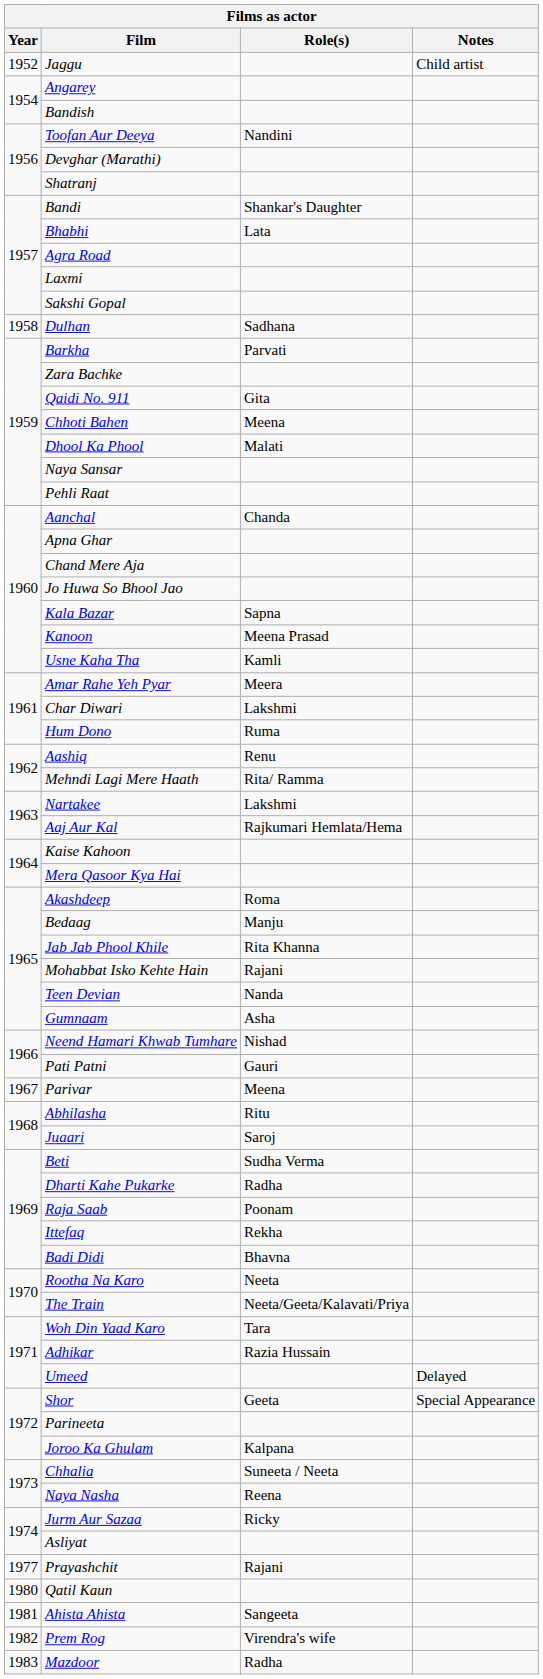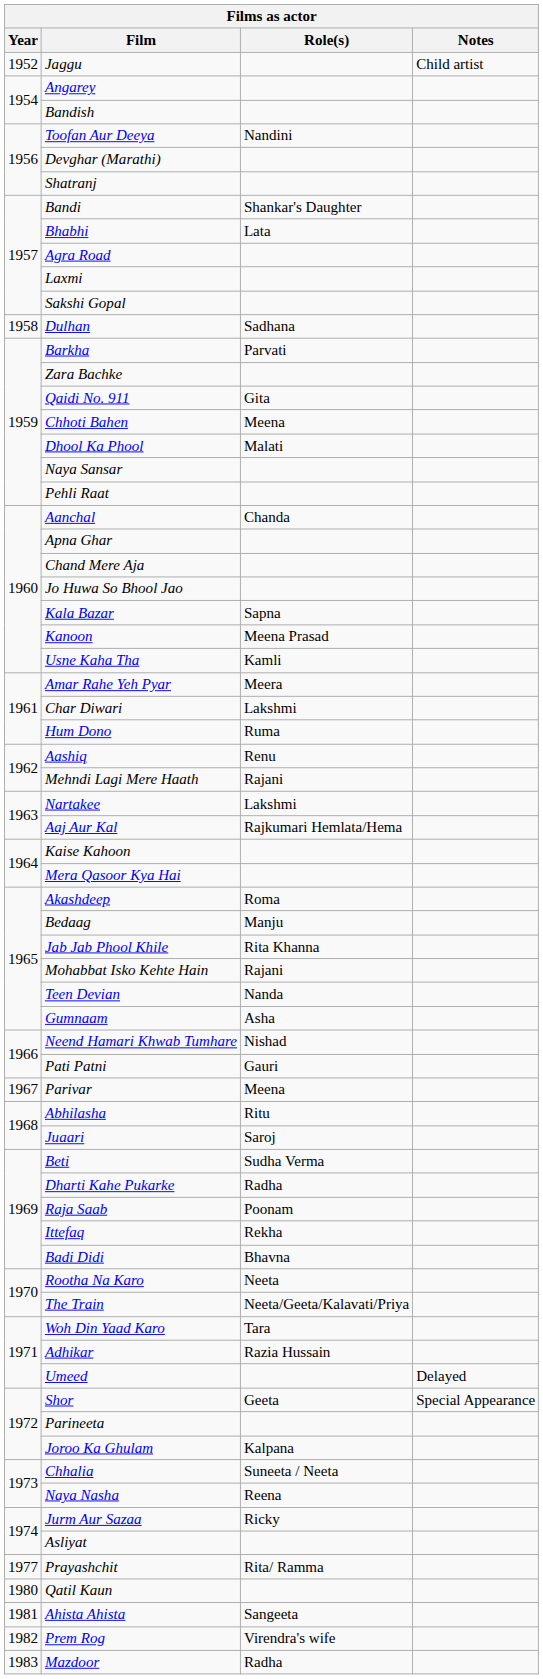(284, 779) Rita/ Ramma -> (264, 779) Rajani
(264, 1566) Rajani -> (284, 1566) Rita/ Ramma
